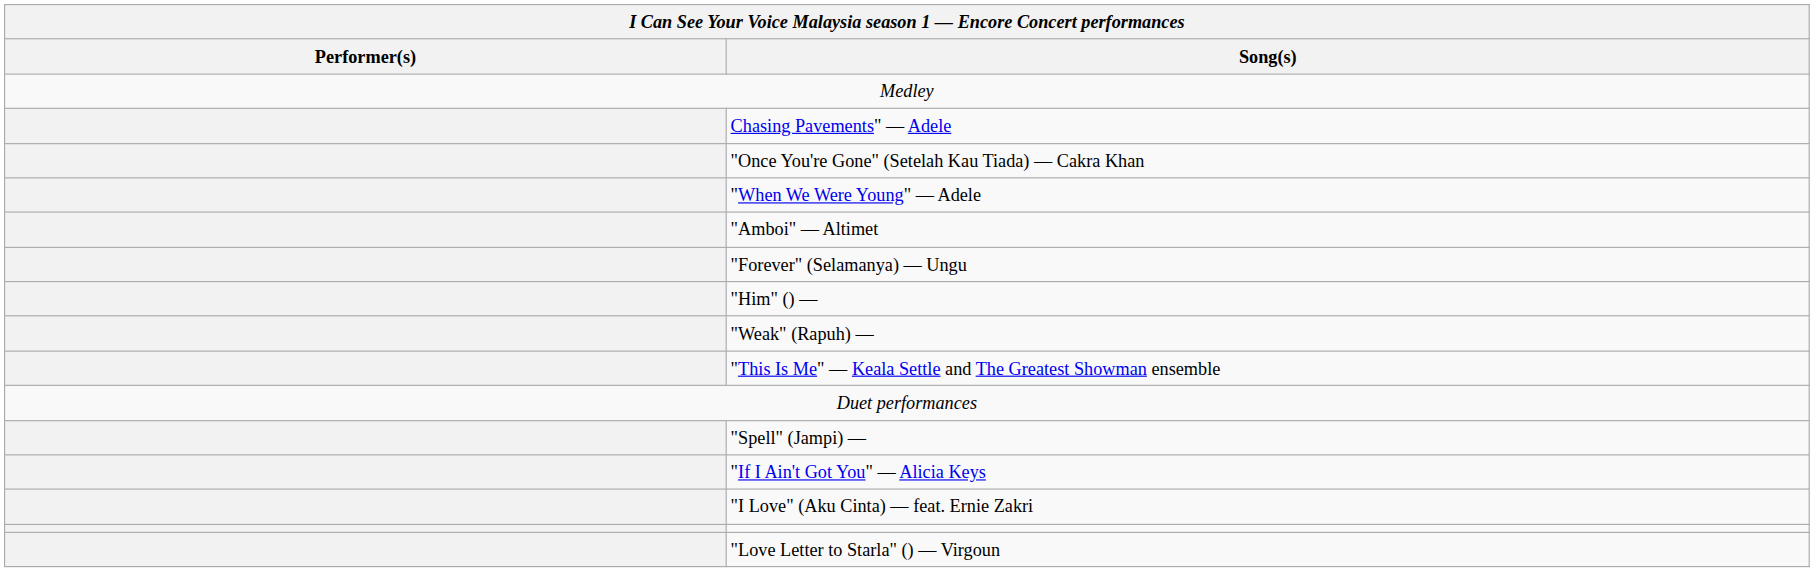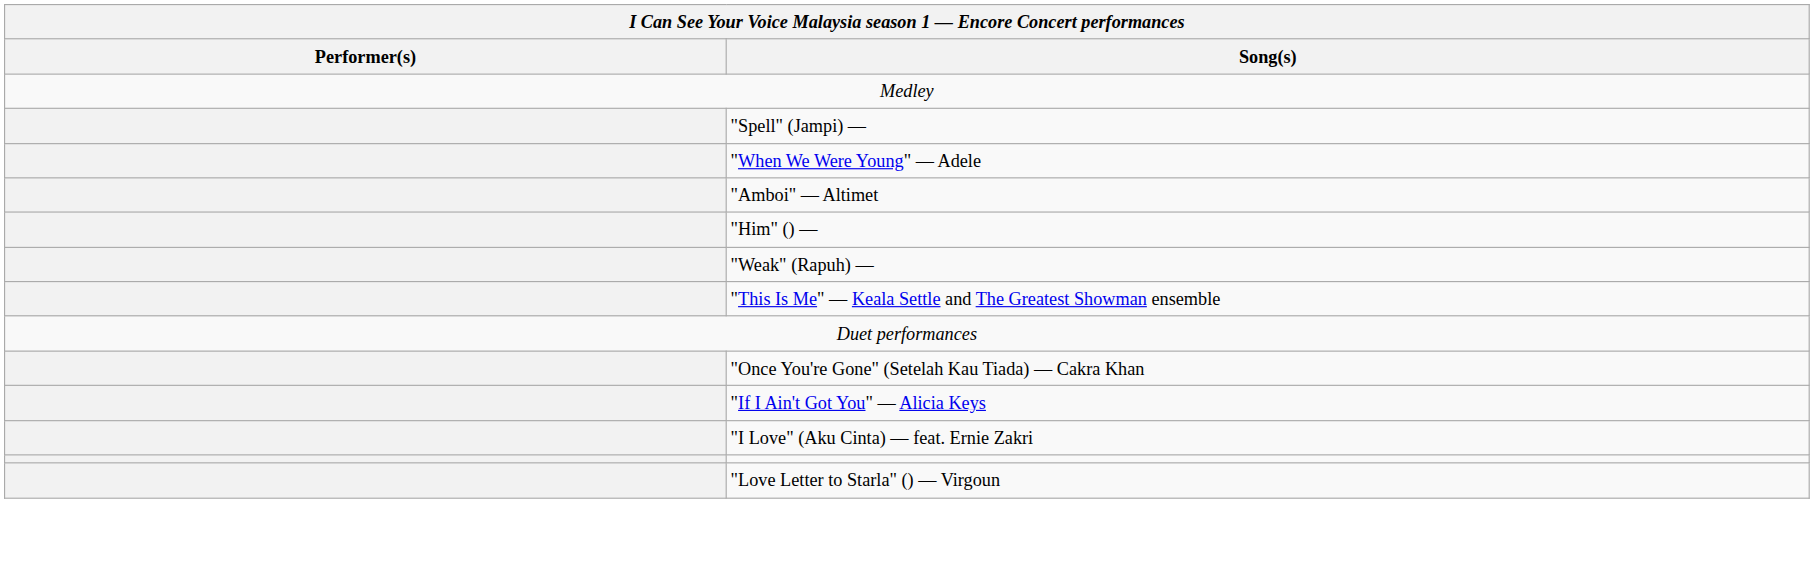- row: (841, 126)
rows swapped: (938, 160) <-> (798, 437)
- row: (849, 264)
